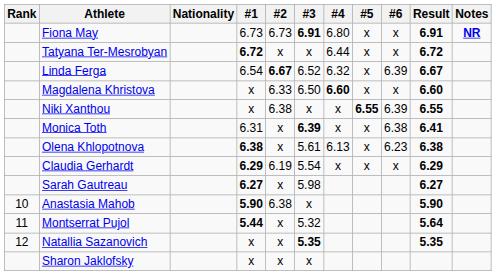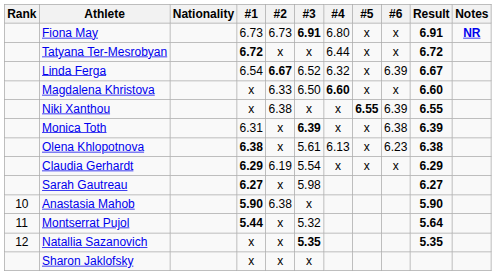(431, 128) 6.41 -> (431, 128) 6.39
